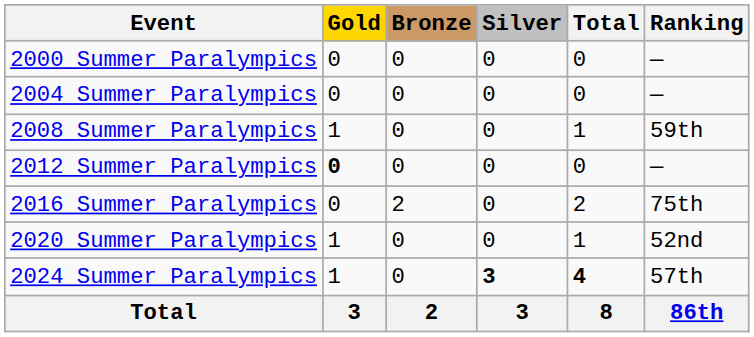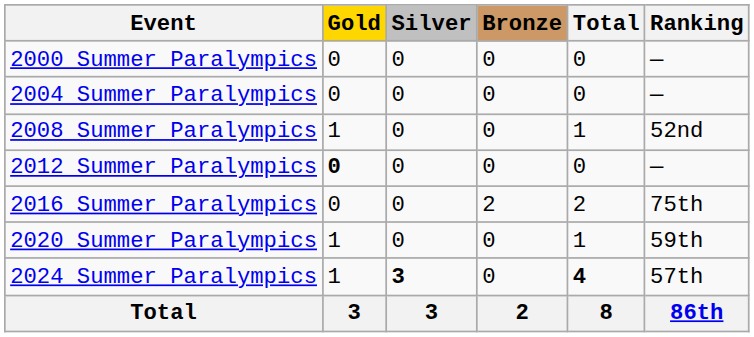columns swapped: (522, 23) <-> (432, 23)
(677, 132) 59th -> (677, 132) 52nd
(677, 240) 52nd -> (677, 240) 59th
